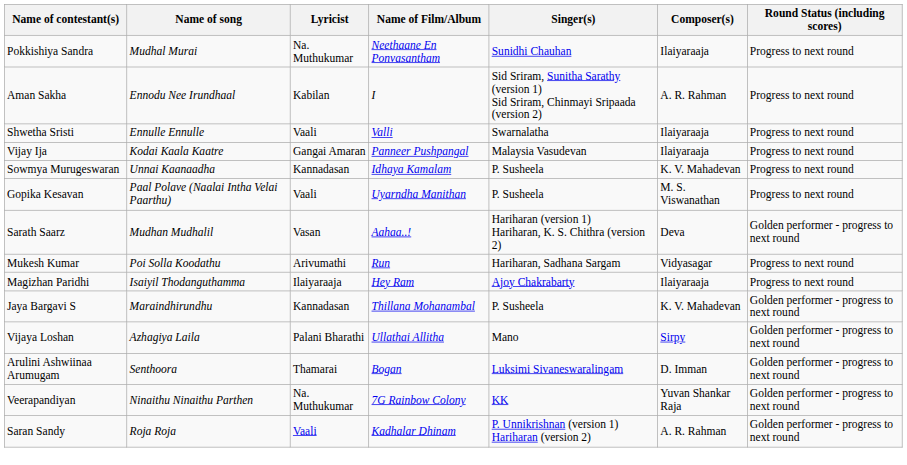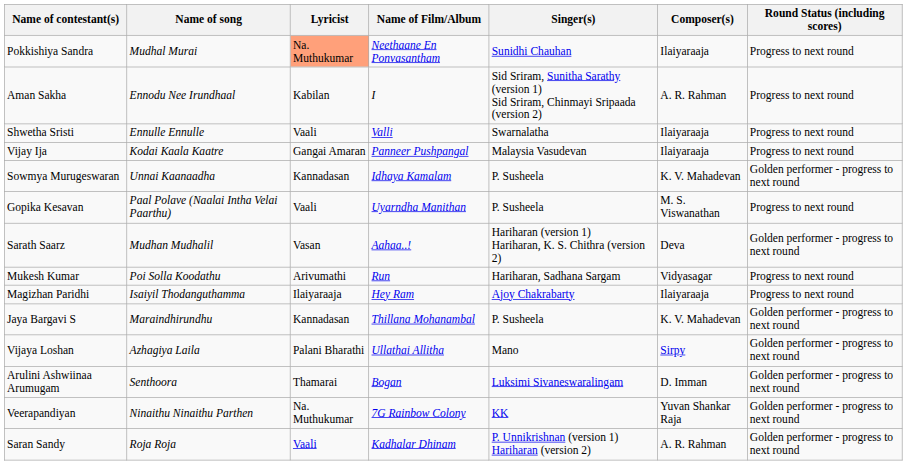(323, 51) no background -> (323, 51) lightsalmon background
(802, 169) Progress to next round -> (821, 176) Golden performer - progress to next round
